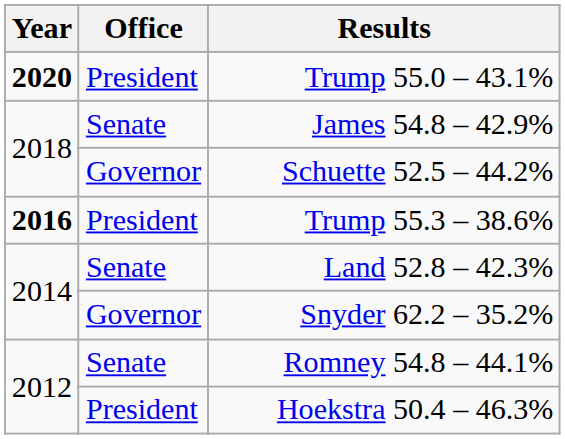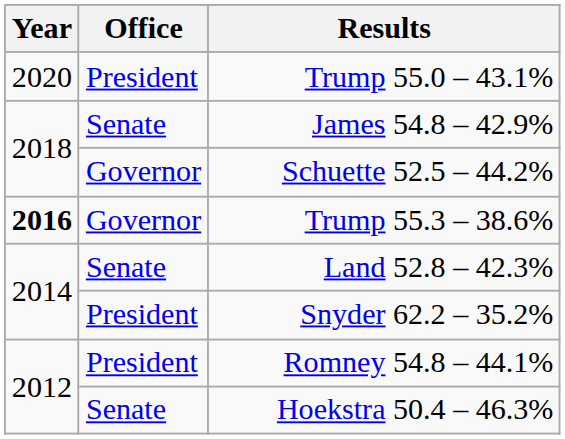(42, 76) bold -> (42, 76) normal
(142, 219) President -> (144, 219) Governor
(144, 314) Governor -> (142, 314) President
(126, 362) Senate -> (142, 362) President
(142, 409) President -> (126, 409) Senate
